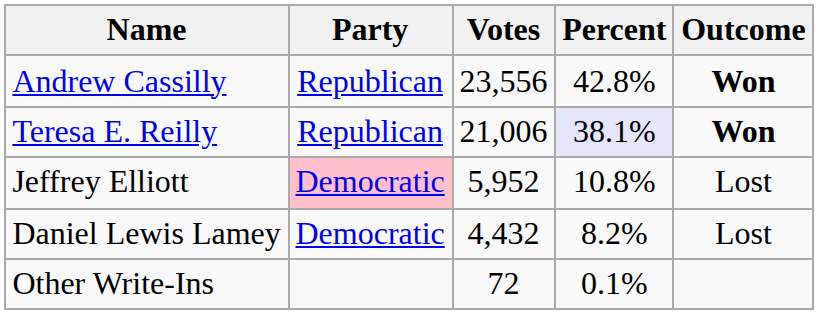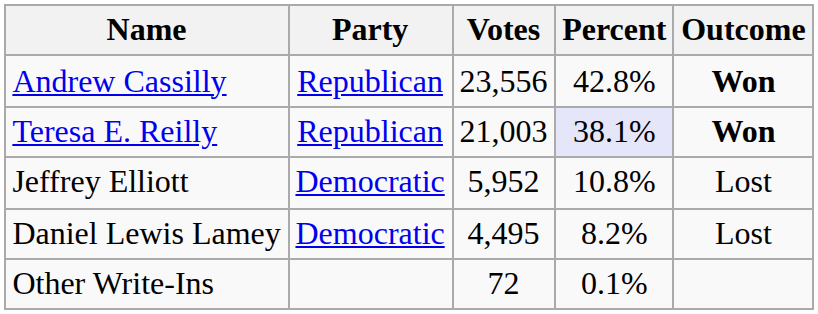(503, 131) 21,006 -> (503, 131) 21,003
(370, 182) pink background -> (370, 182) no background
(503, 232) 4,432 -> (503, 232) 4,495
